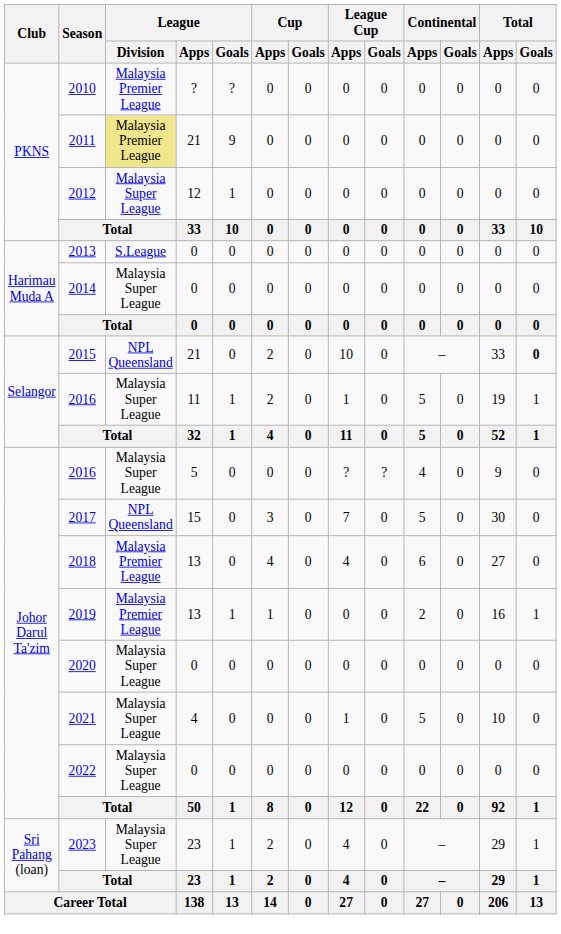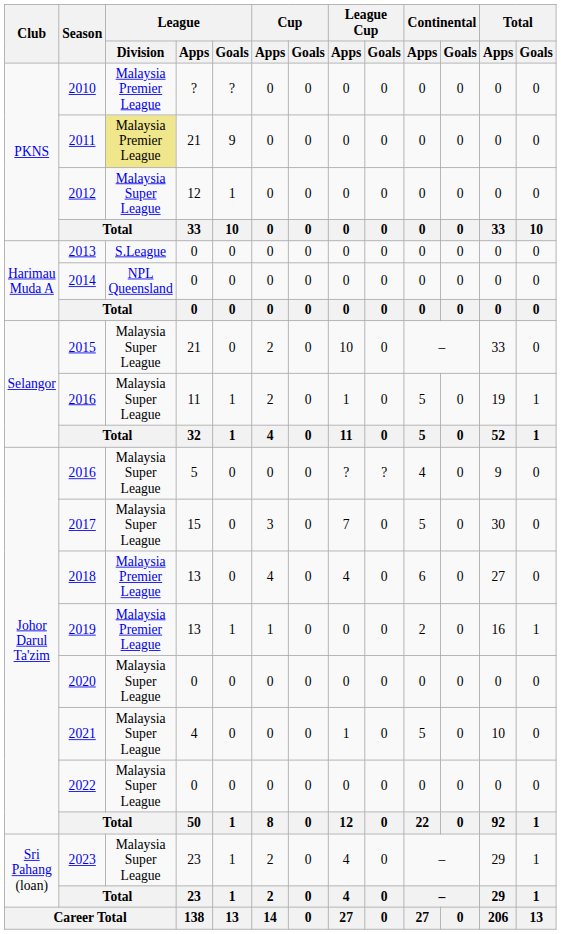(141, 288) Malaysia Super League -> (141, 281) NPL Queensland
(141, 354) NPL Queensland -> (141, 347) Malaysia Super League
(536, 354) bold -> (536, 347) normal
(141, 517) NPL Queensland -> (141, 525) Malaysia Super League
